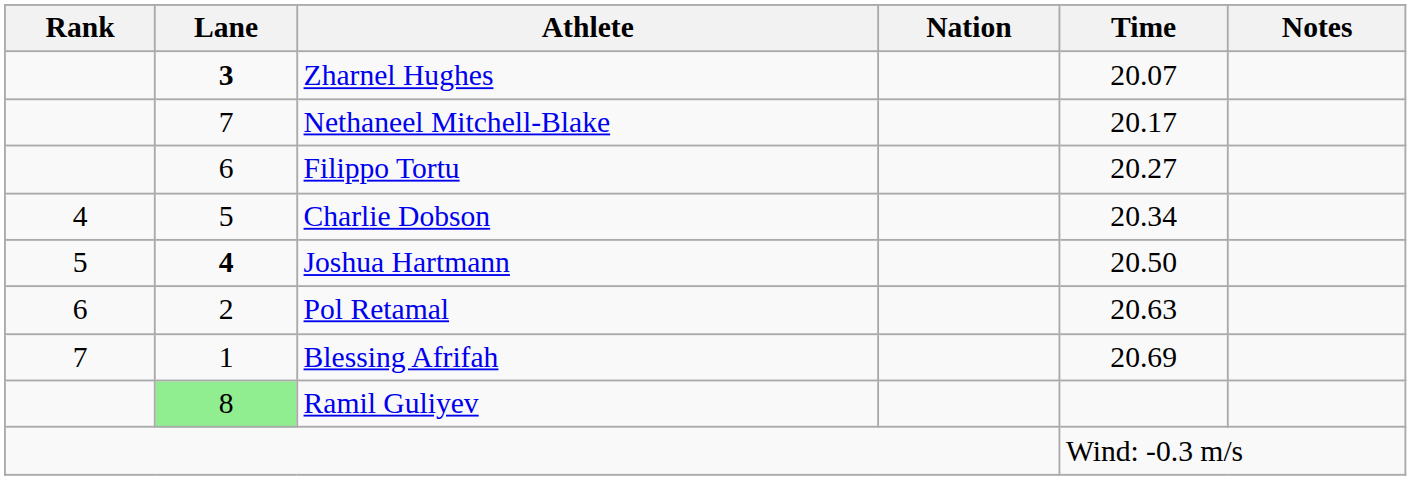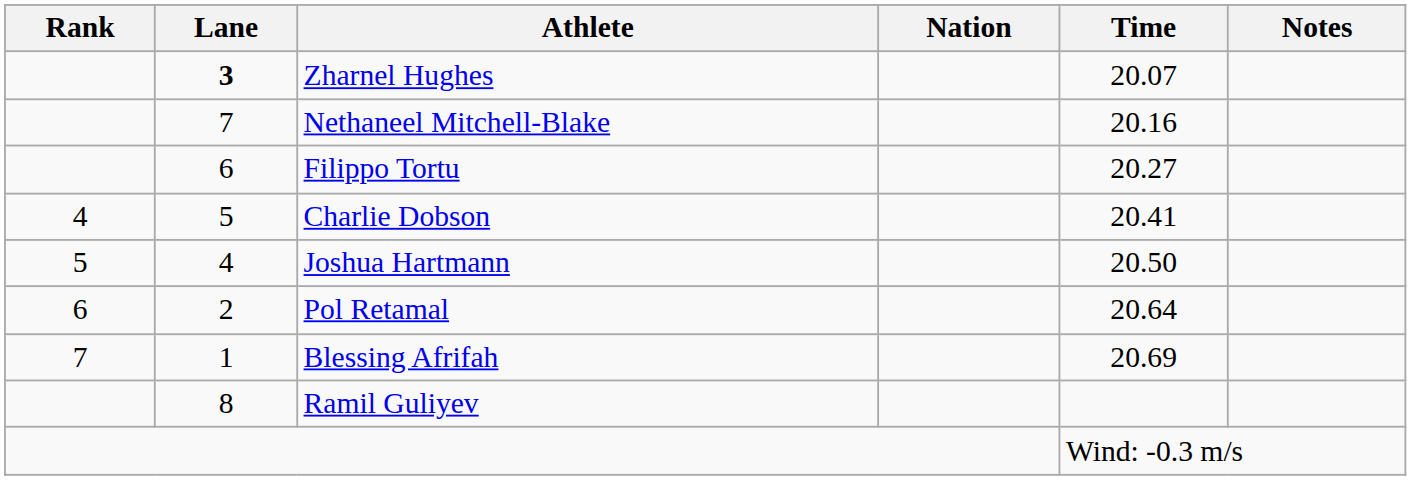(1144, 121) 20.17 -> (1144, 121) 20.16
(1144, 215) 20.34 -> (1144, 215) 20.41
(226, 262) bold -> (226, 262) normal
(1144, 309) 20.63 -> (1144, 309) 20.64
(226, 403) lightgreen background -> (226, 403) no background
